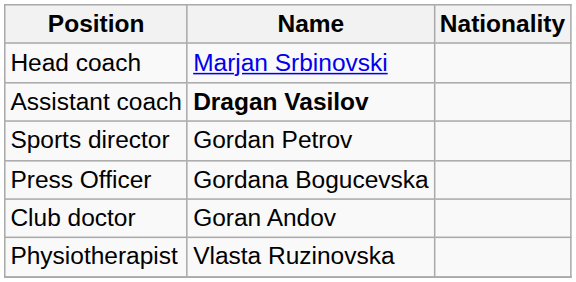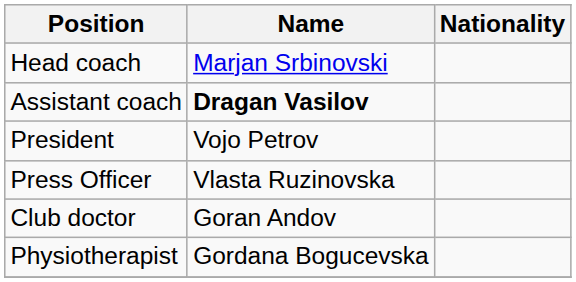+ row: (62, 140)
- row: (90, 140)
(311, 179) Gordana Bogucevska -> (294, 179) Vlasta Ruzinovska
(294, 256) Vlasta Ruzinovska -> (311, 256) Gordana Bogucevska
